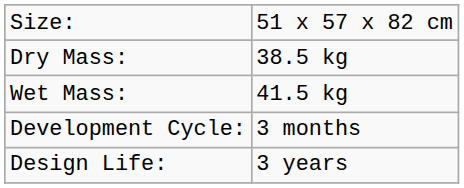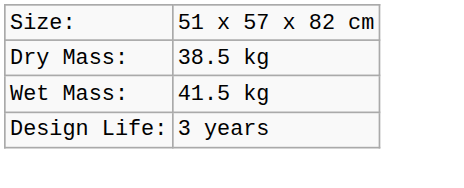- row: (128, 129)
